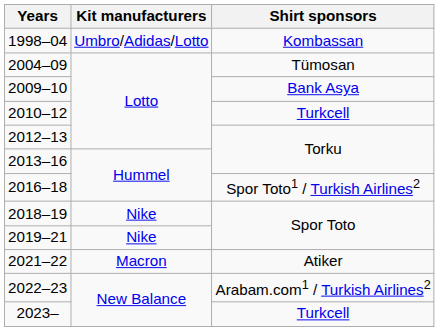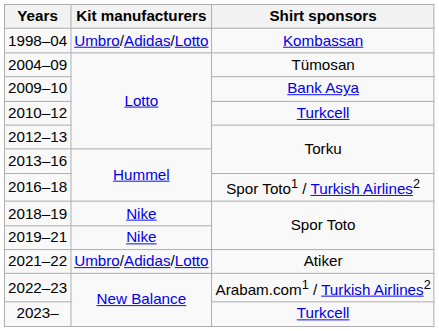(141, 261) Macron -> (141, 261) Umbro/Adidas/Lotto
